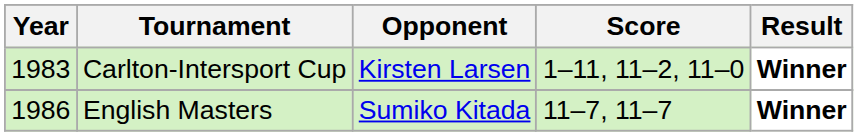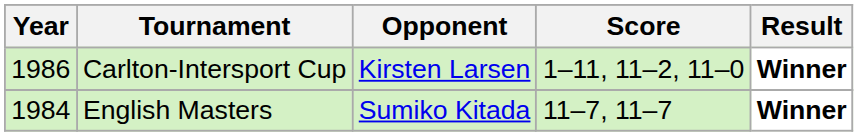(41, 68) 1983 -> (41, 68) 1986
(41, 111) 1986 -> (41, 111) 1984
